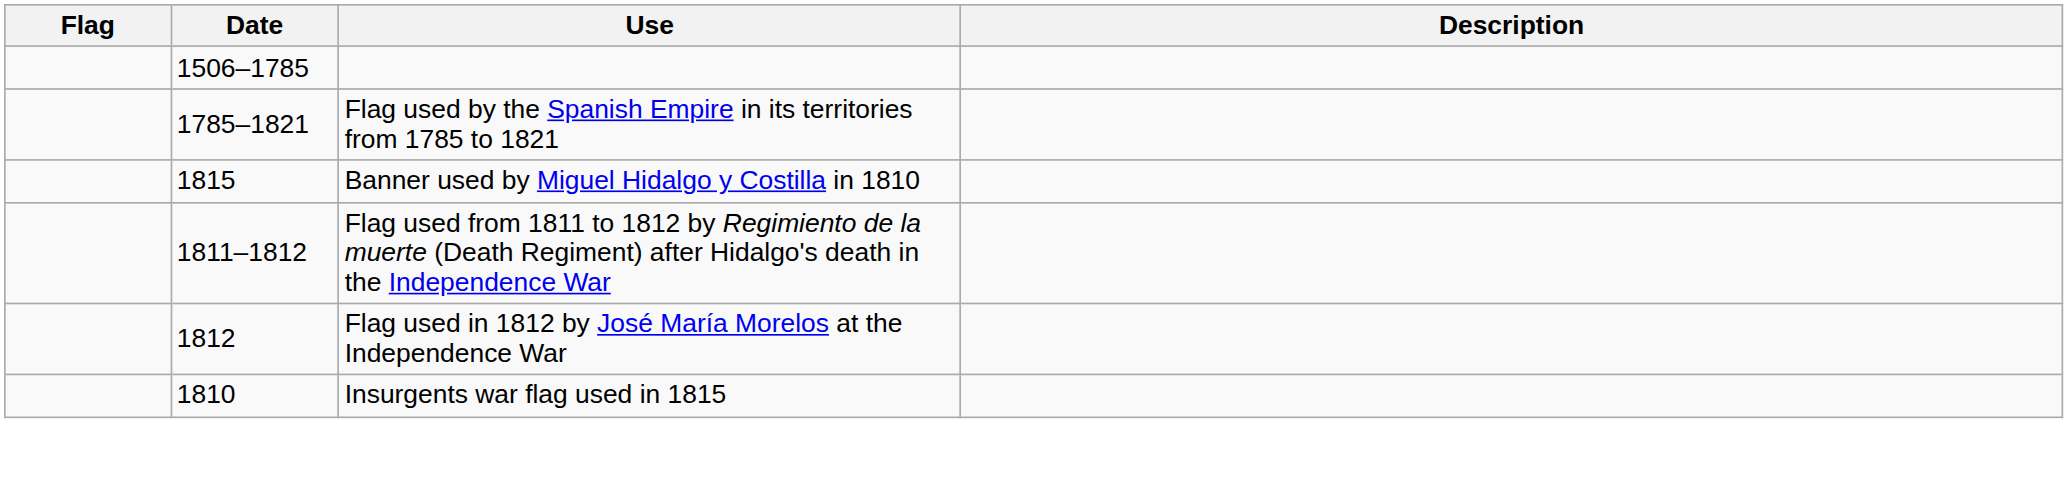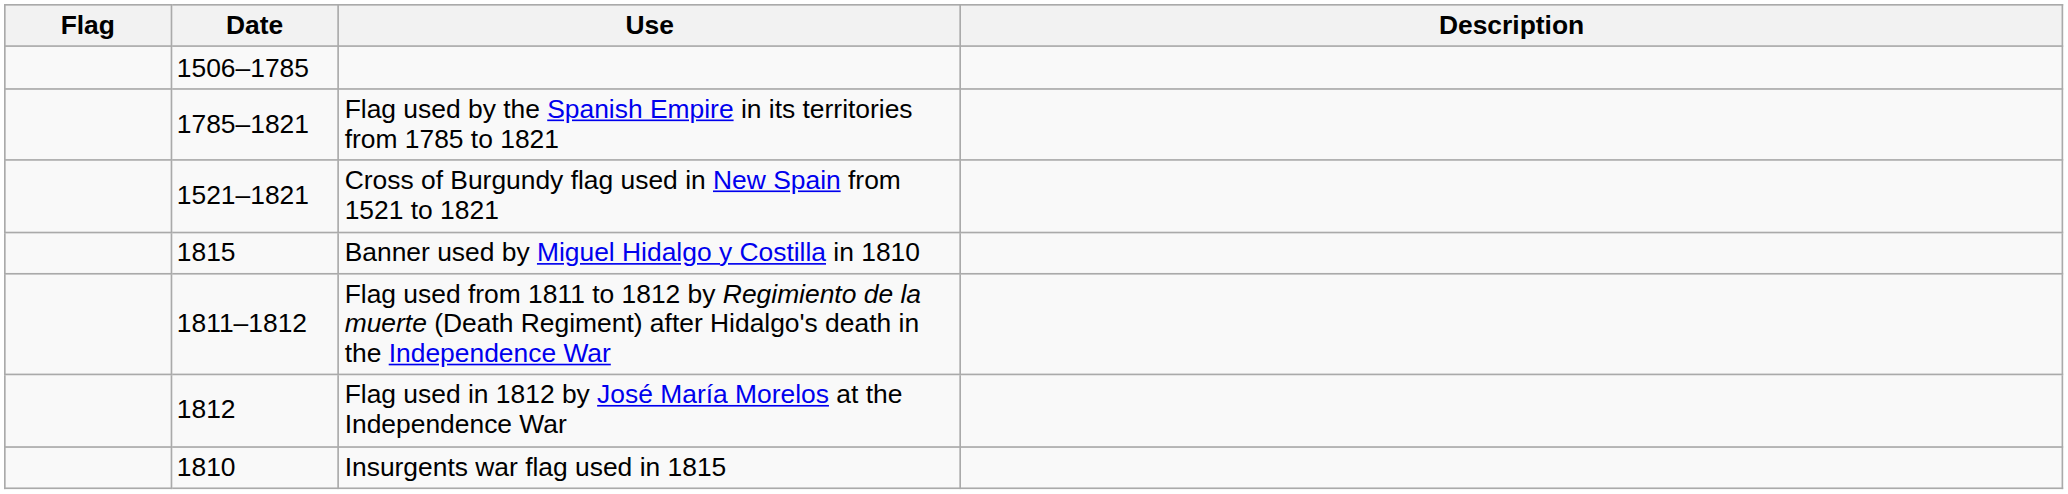+ row: (623, 195)
